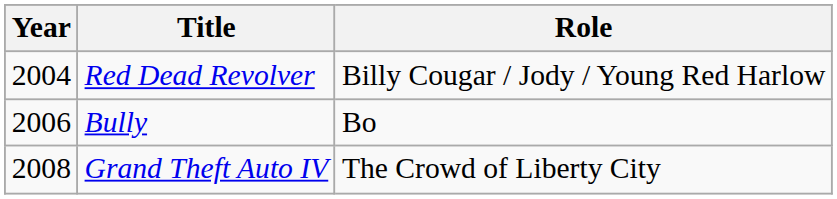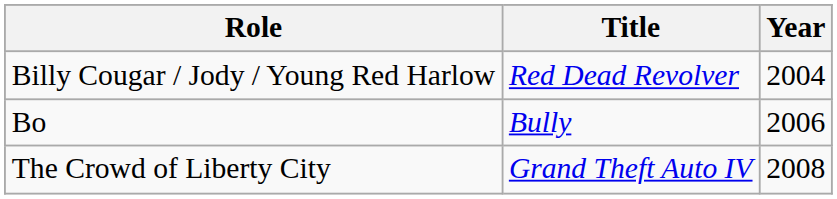columns swapped: (41, 27) <-> (584, 27)
